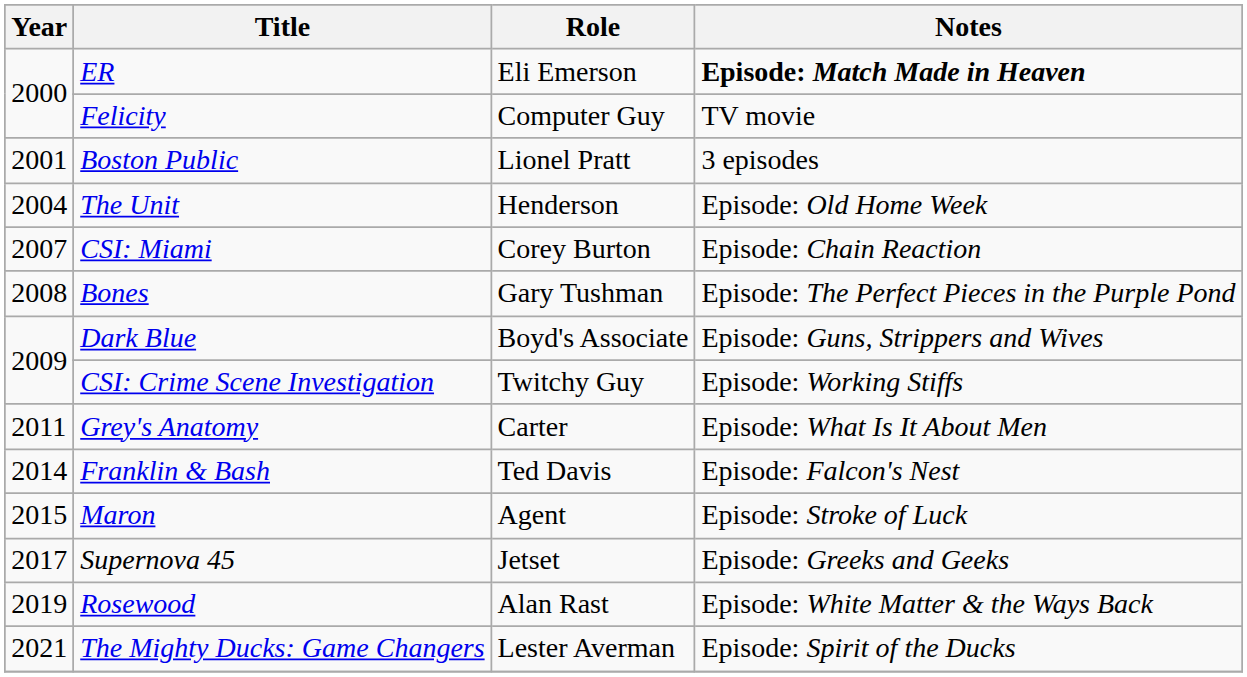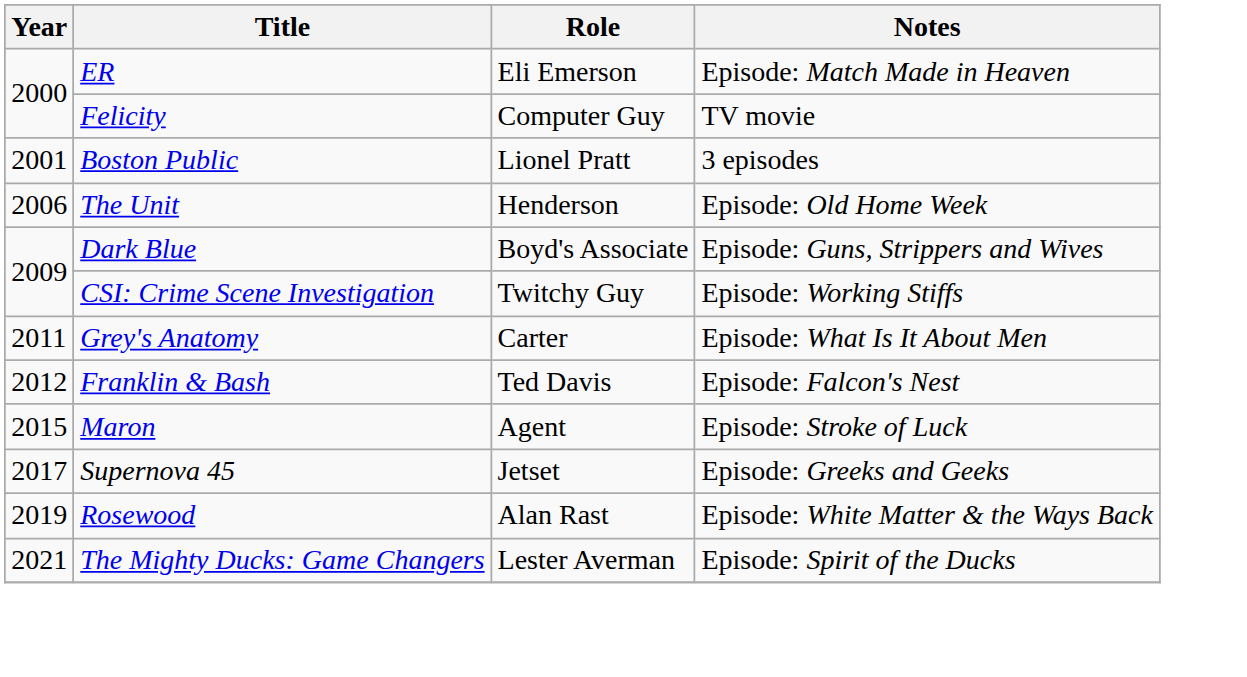(894, 71) bold -> (886, 71) normal
(39, 204) 2004 -> (39, 204) 2006
- row: (146, 248)
- row: (114, 293)
(39, 470) 2014 -> (39, 381) 2012
